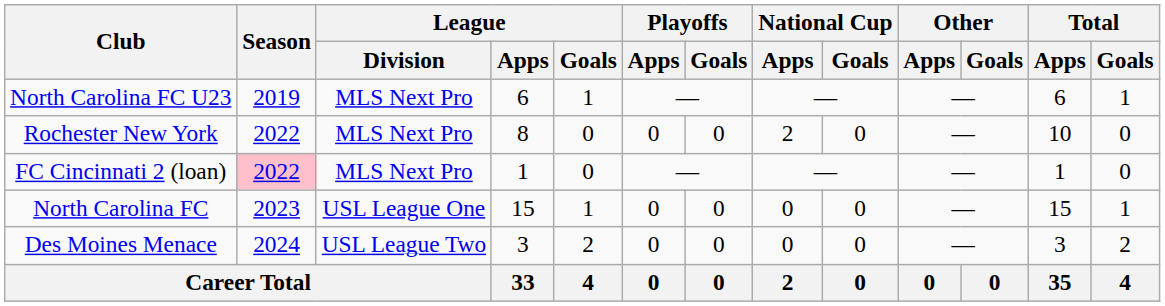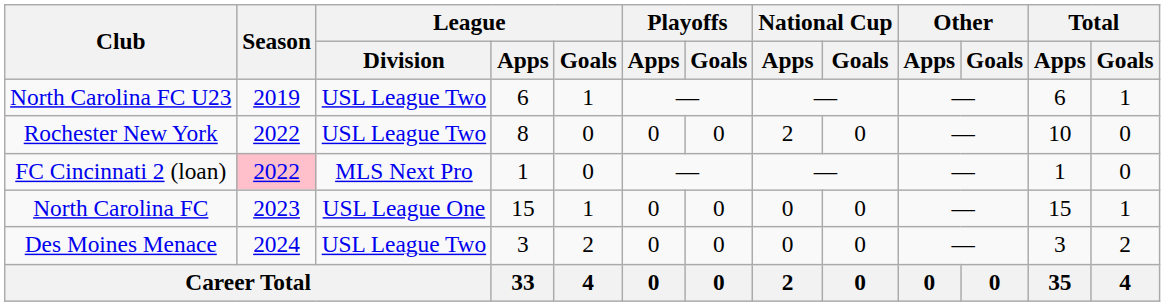(404, 97) MLS Next Pro -> (404, 97) USL League Two
(404, 134) MLS Next Pro -> (404, 134) USL League Two
